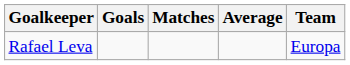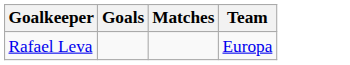- column: (253, 18)
